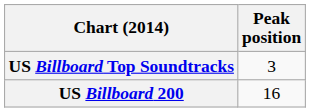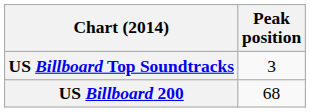(272, 93) 16 -> (272, 93) 68
